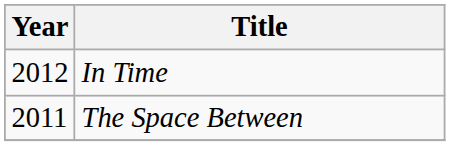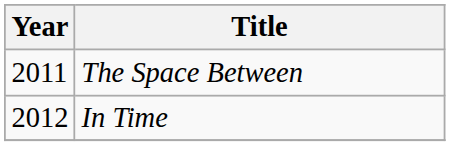rows swapped: (192, 117) <-> (125, 72)
